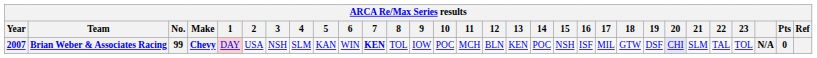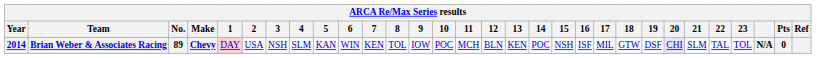(16, 45) 2007 -> (16, 45) 2014
(178, 45) 99 -> (178, 45) 89
(375, 45) bold -> (374, 45) normal
